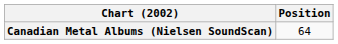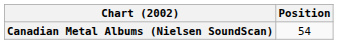(304, 31) 64 -> (304, 31) 54
